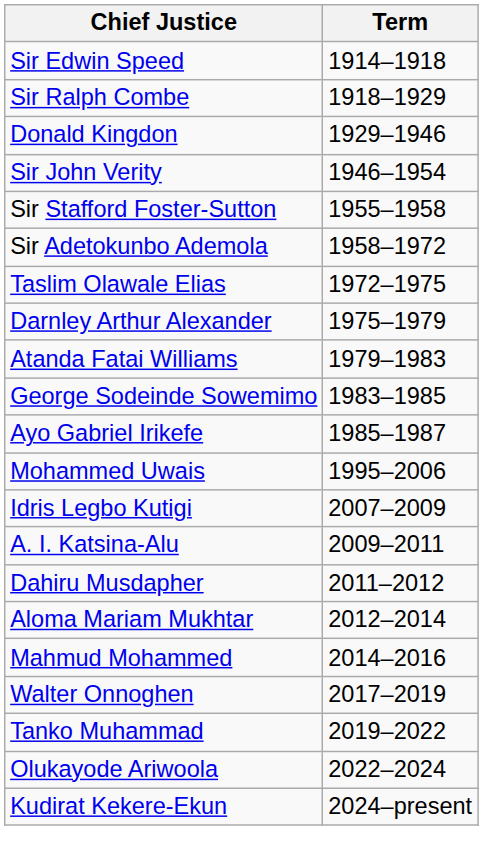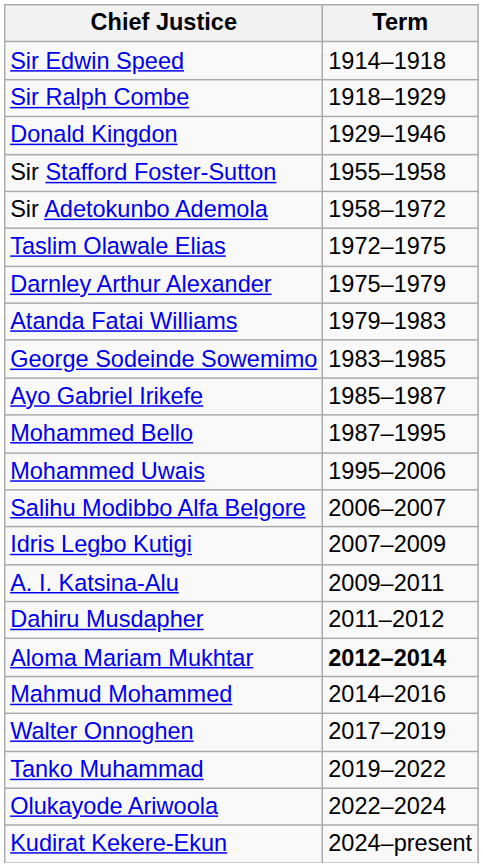- row: (86, 172)
+ row: (102, 433)
+ row: (158, 508)
(387, 619) normal -> (387, 657) bold
